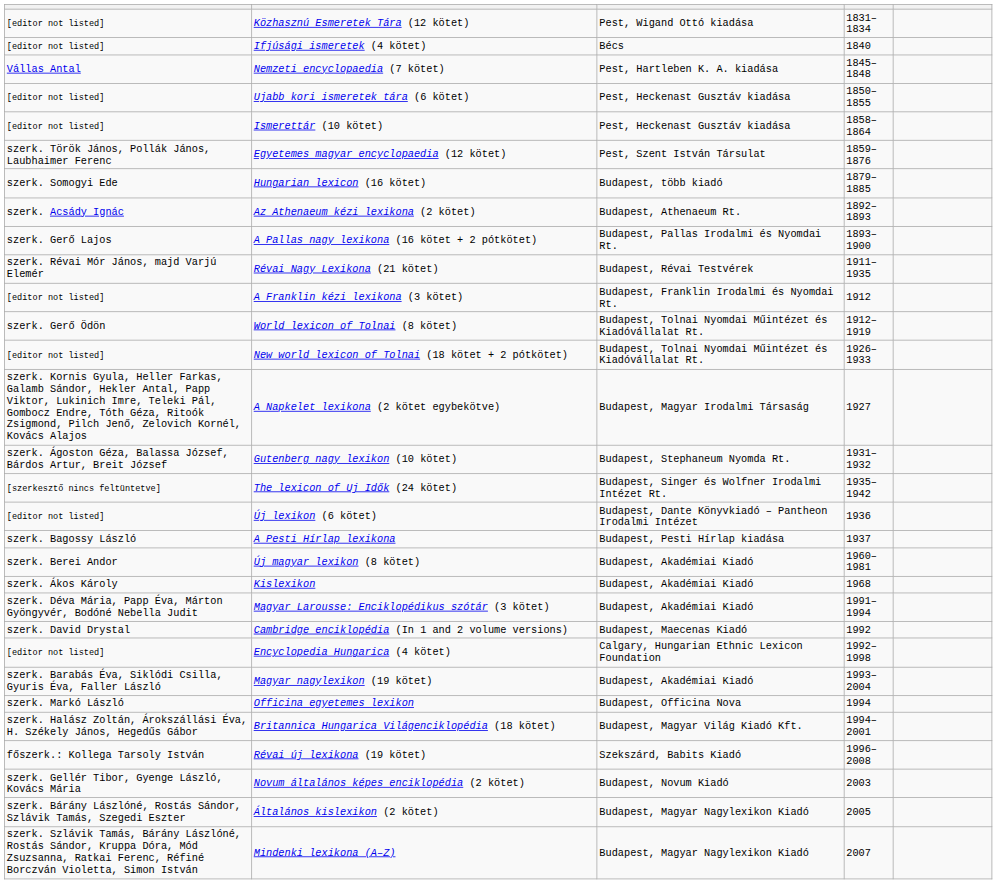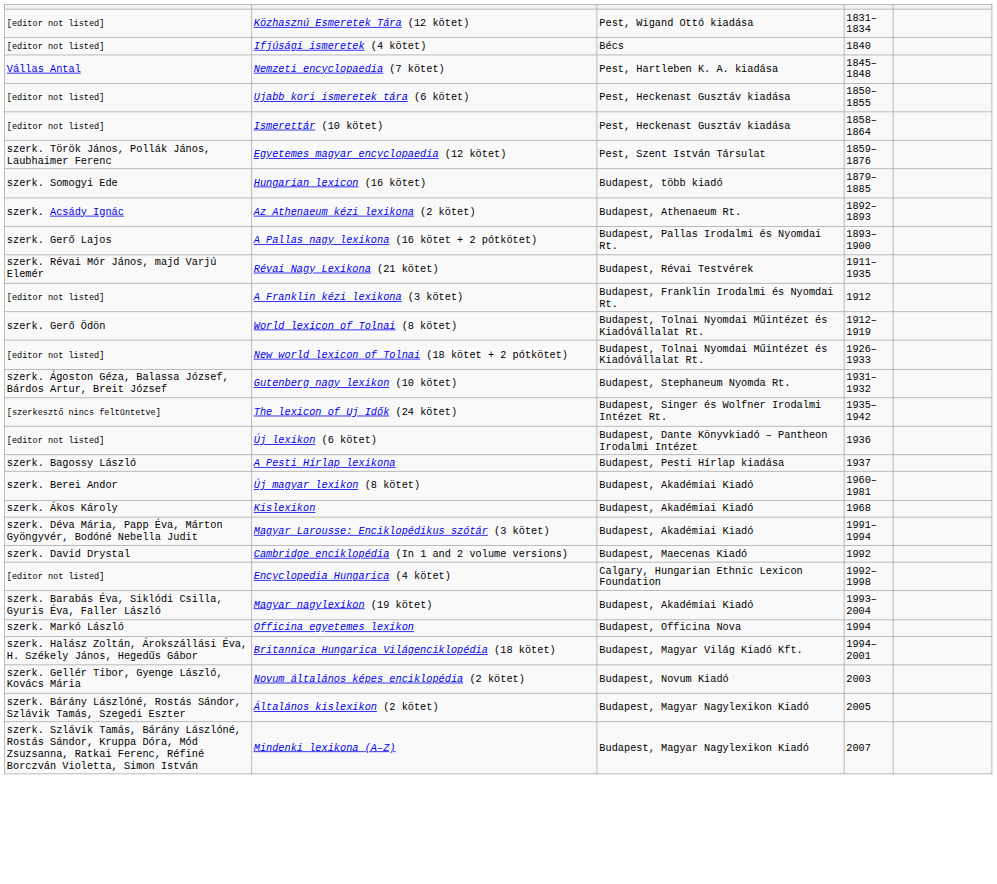- row: (377, 407)
- row: (340, 755)
